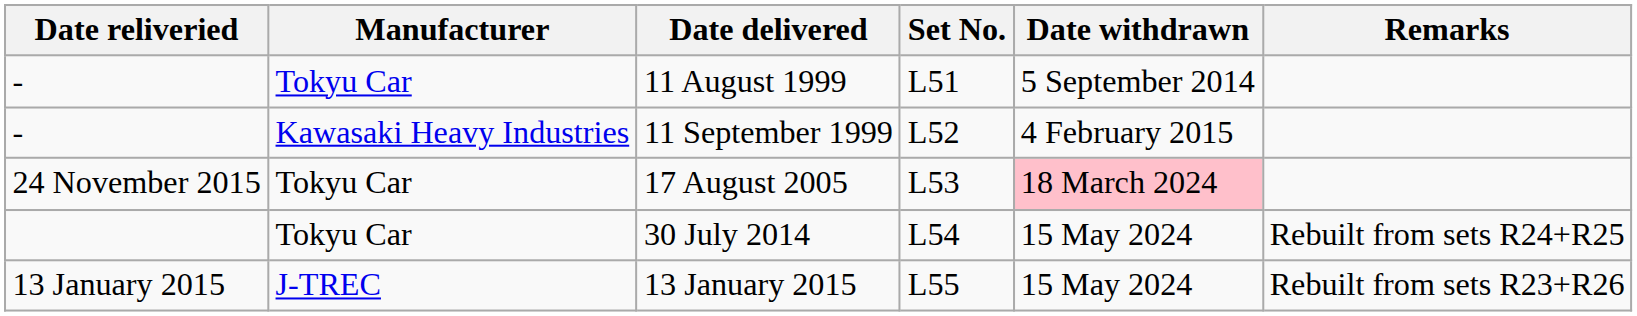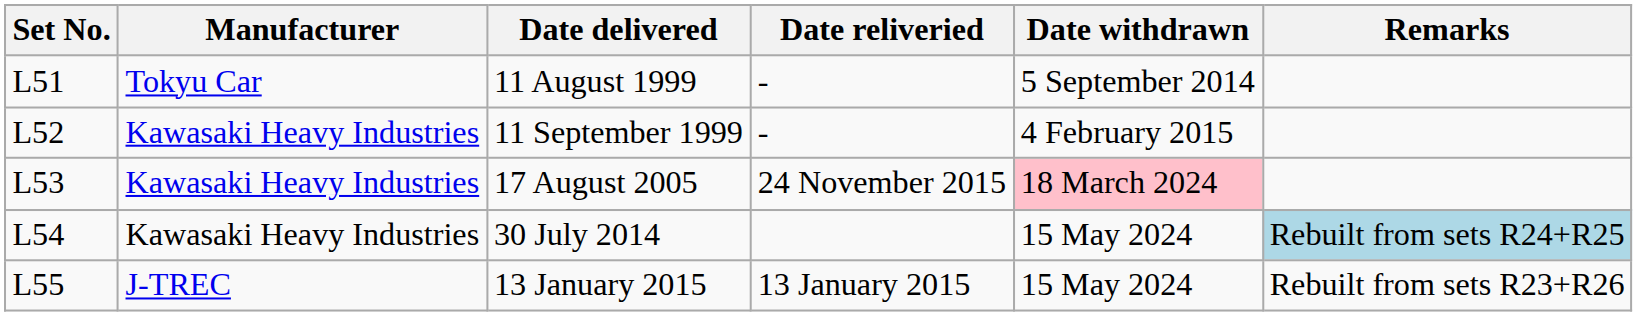columns swapped: (957, 30) <-> (137, 30)
(344, 183) Tokyu Car -> (302, 183) Kawasaki Heavy Industries
(344, 234) Tokyu Car -> (302, 234) Kawasaki Heavy Industries
(1447, 234) no background -> (1447, 234) lightblue background
